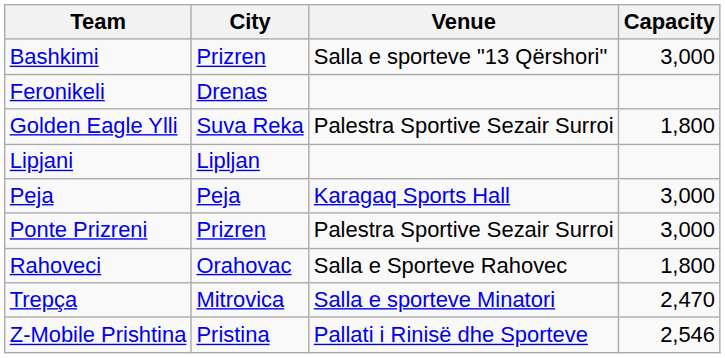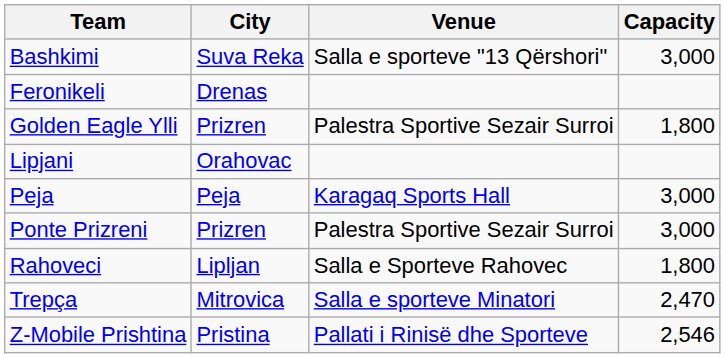(231, 56) Prizren -> (250, 56) Suva Reka
(250, 126) Suva Reka -> (231, 126) Prizren
(228, 160) Lipljan -> (244, 160) Orahovac
(244, 265) Orahovac -> (228, 265) Lipljan
